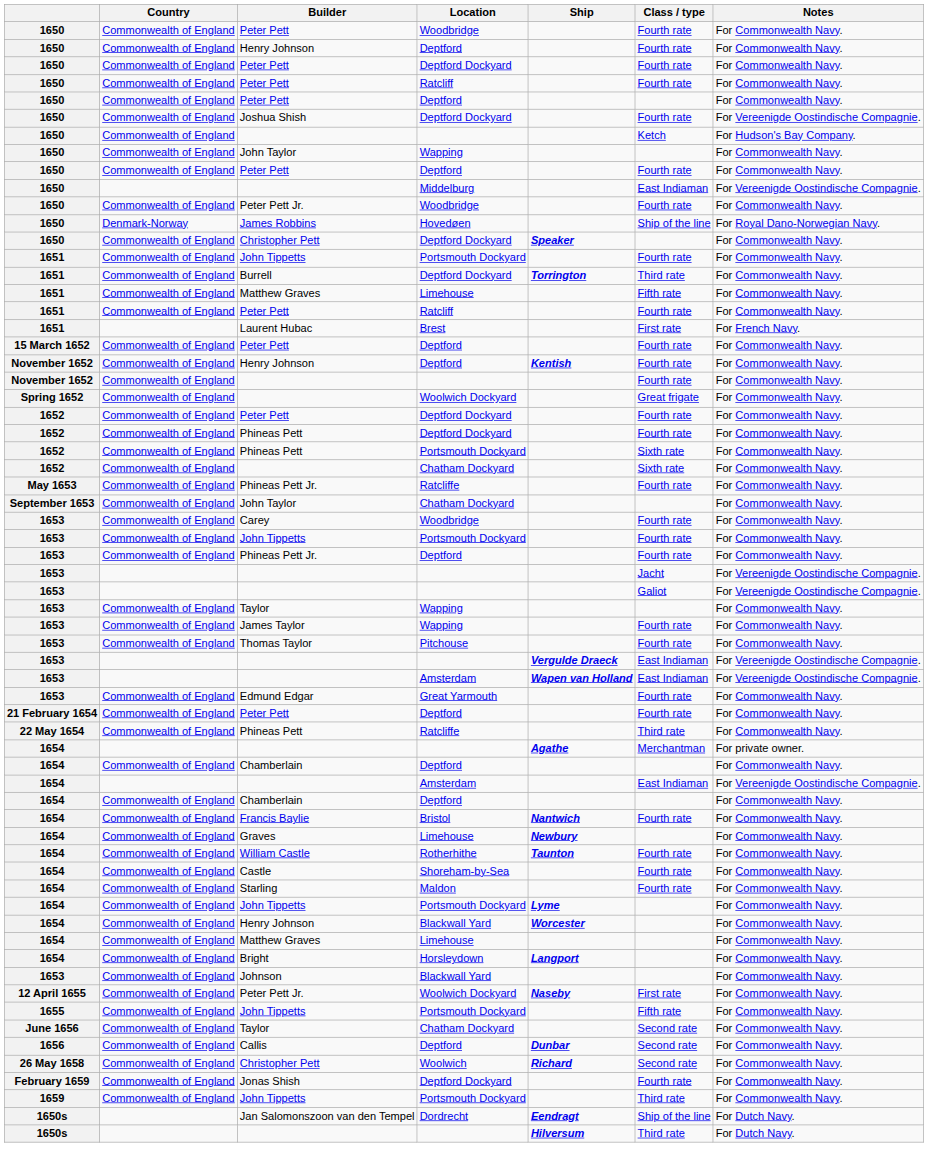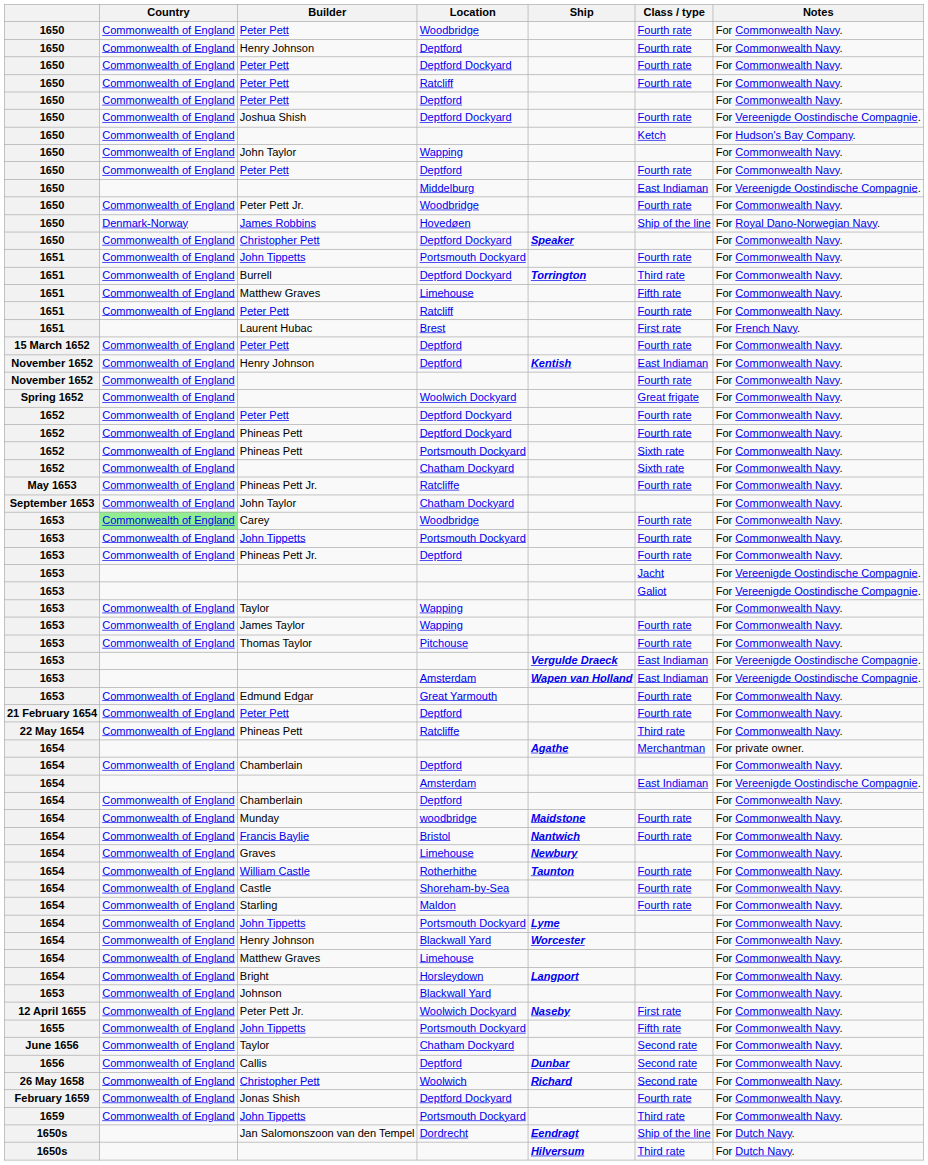(665, 363) Fourth rate -> (673, 363) East Indiaman
(168, 521) no background -> (168, 521) lightgreen background
+ row: (52, 818)
